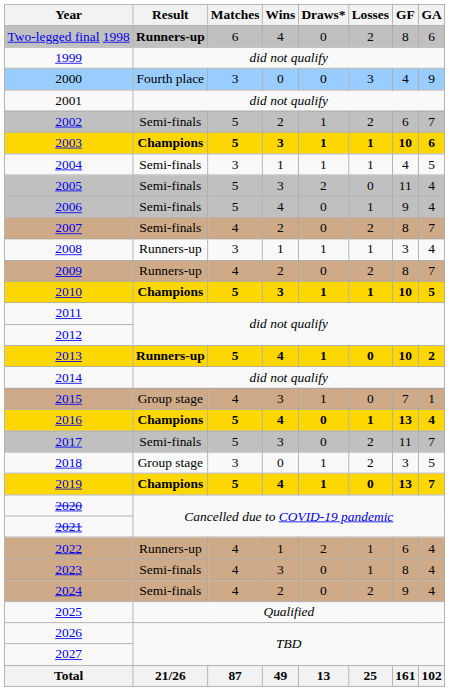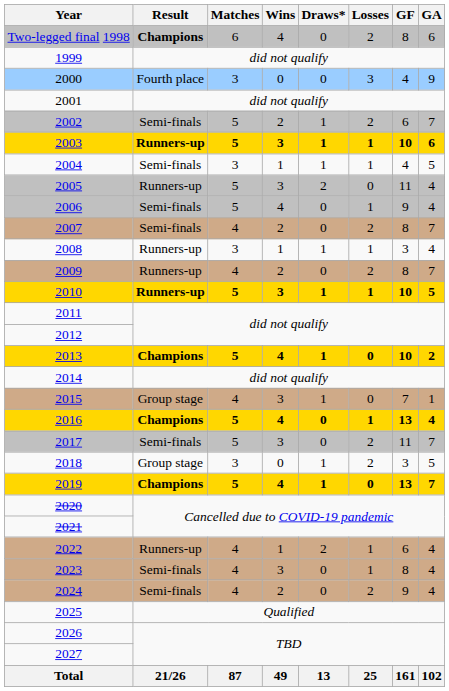(170, 36) Runners-up -> (170, 36) Champions
(170, 143) Champions -> (170, 143) Runners-up
(170, 185) Semi-finals -> (170, 185) Runners-up
(170, 292) Champions -> (170, 292) Runners-up
(170, 356) Runners-up -> (170, 356) Champions
